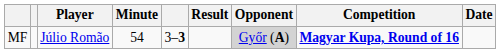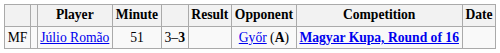(137, 37) 54 -> (137, 37) 51
(264, 37) lightgrey background -> (264, 37) no background
